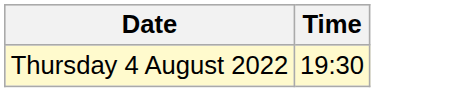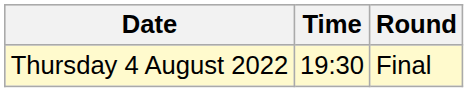+ column: (416, 24)
